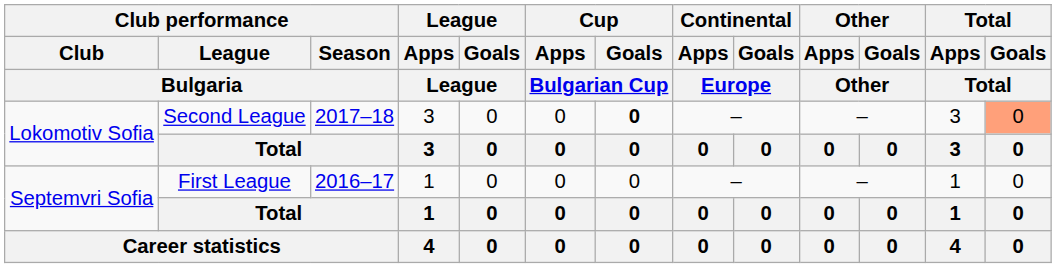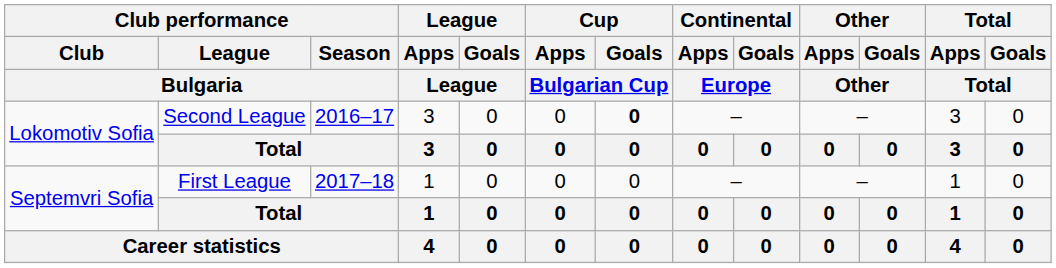(355, 117) 2017–18 -> (355, 117) 2016–17
(1018, 117) lightsalmon background -> (1018, 117) no background
(355, 181) 2016–17 -> (355, 181) 2017–18
